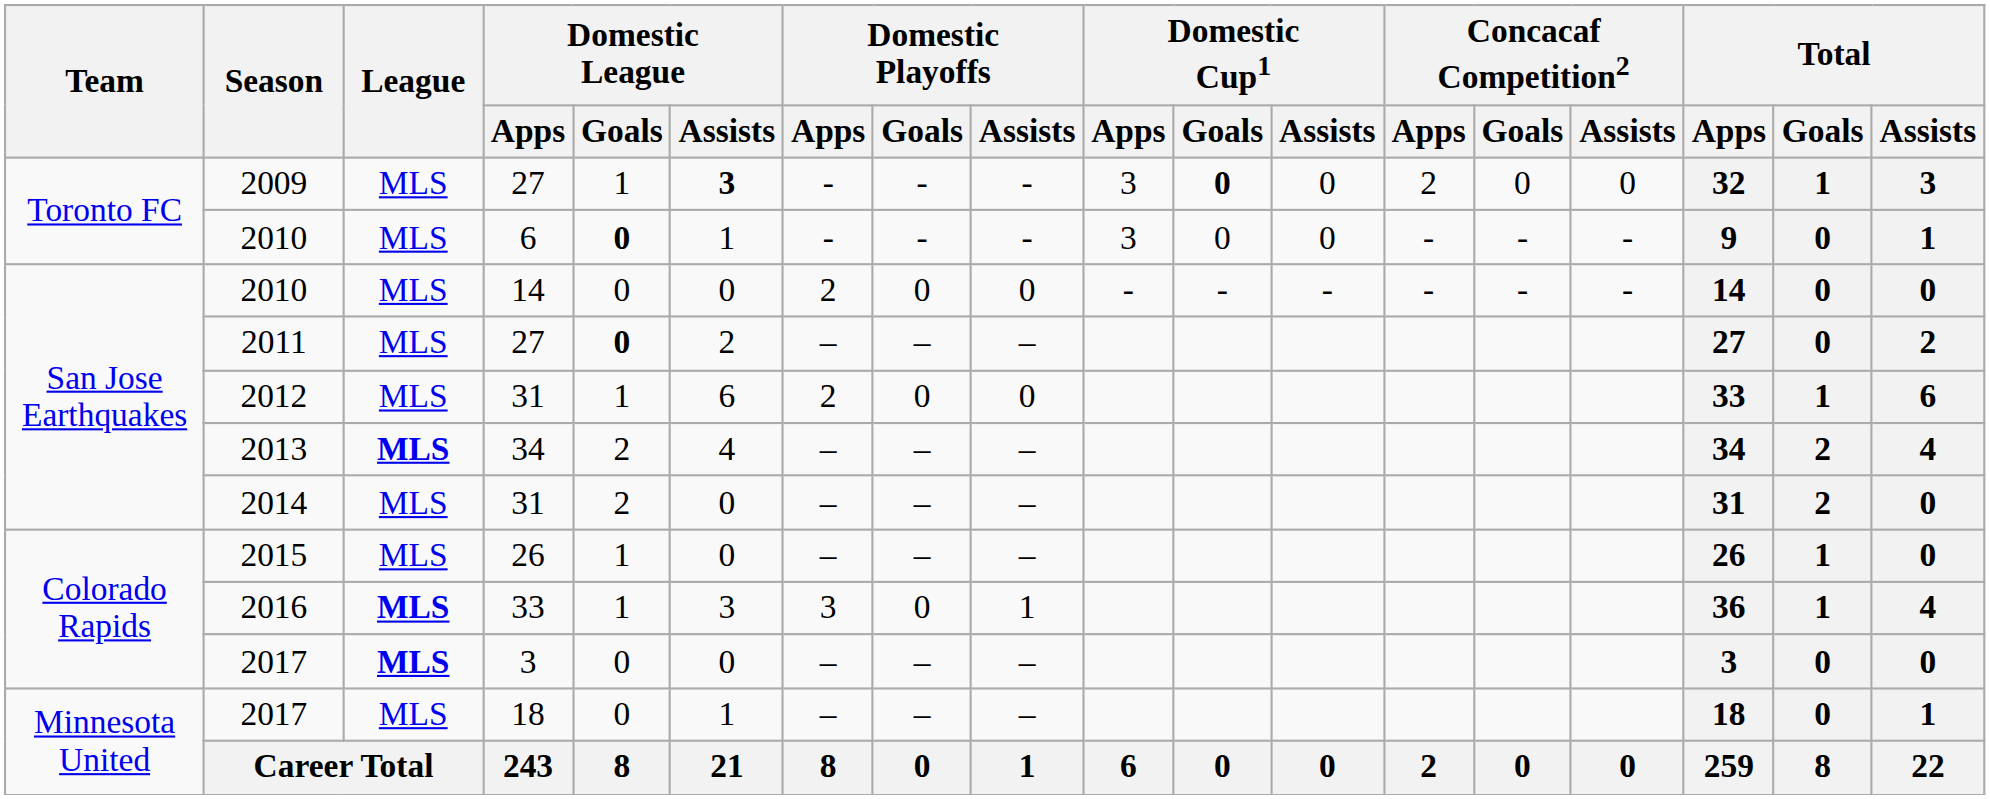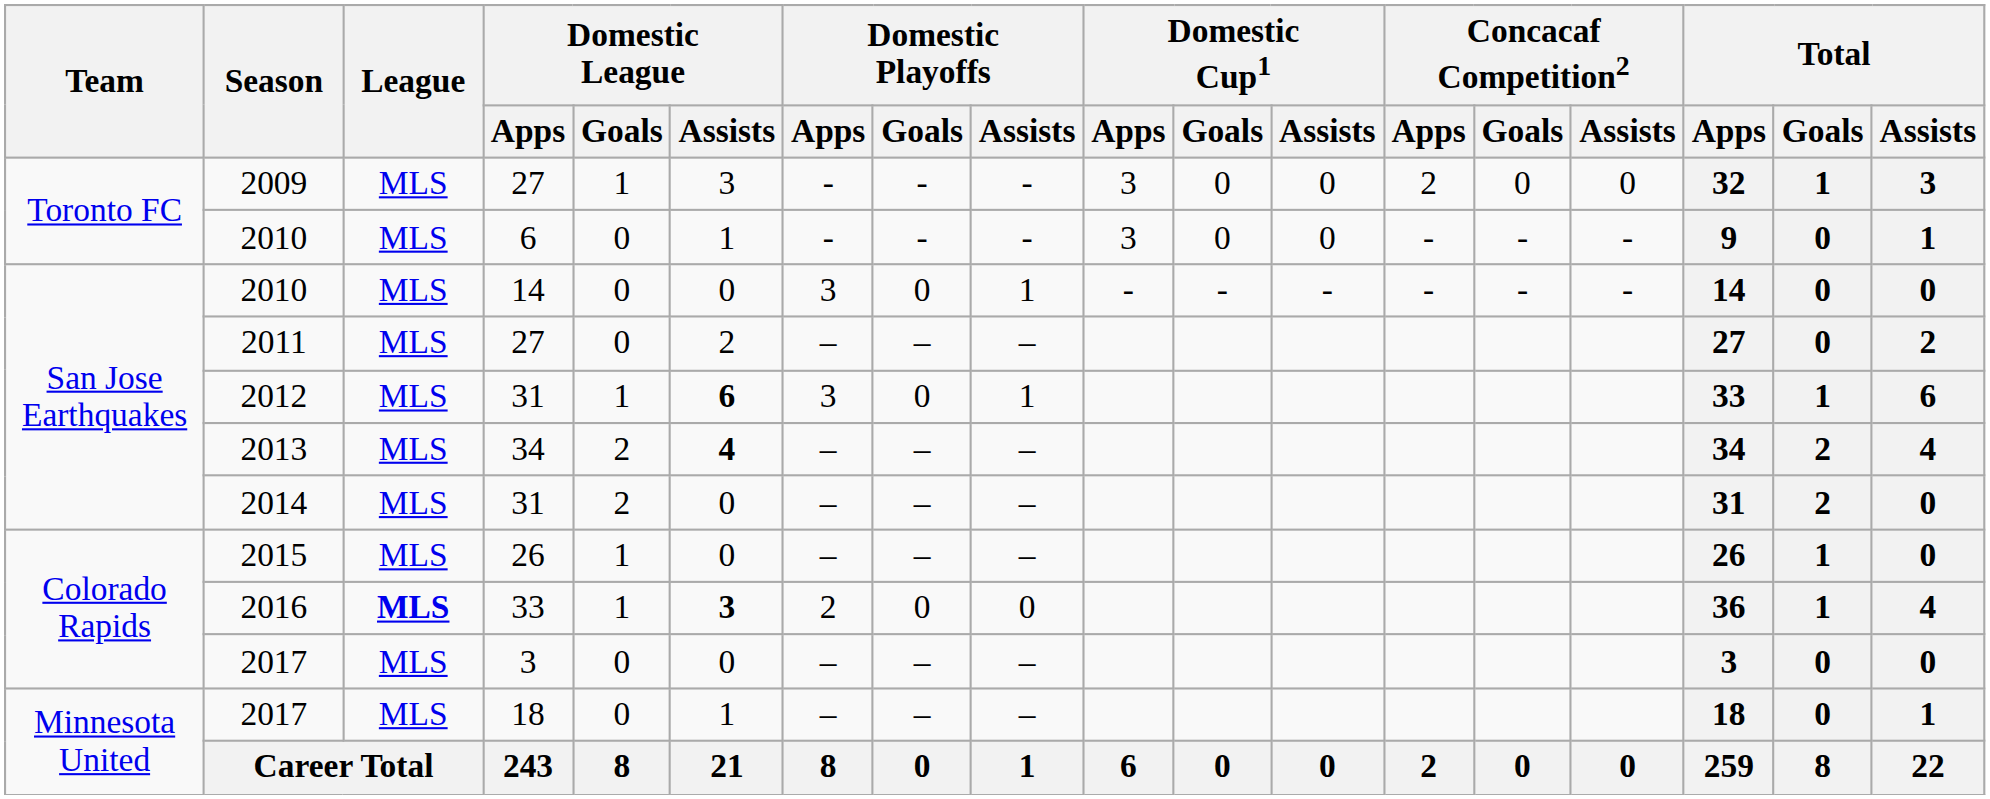(727, 183) bold -> (727, 183) normal
(1222, 183) bold -> (1222, 183) normal
(622, 236) bold -> (622, 236) normal
(828, 289) 2 -> (828, 289) 3
(1027, 289) 0 -> (1027, 289) 1
(622, 342) bold -> (622, 342) normal
(727, 395) normal -> (727, 395) bold
(828, 395) 2 -> (828, 395) 3
(1027, 395) 0 -> (1027, 395) 1
(413, 448) bold -> (413, 448) normal
(727, 448) normal -> (727, 448) bold
(727, 608) normal -> (727, 608) bold
(828, 608) 3 -> (828, 608) 2
(1027, 608) 1 -> (1027, 608) 0
(413, 661) bold -> (413, 661) normal
